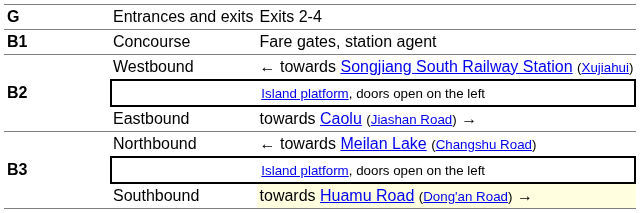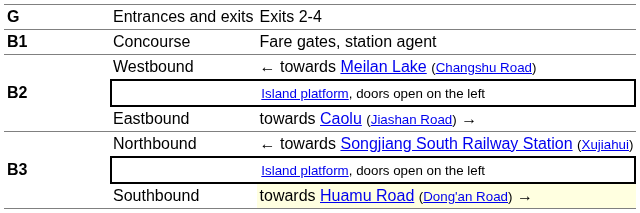(446, 66) ← towards Songjiang South Railway Station (Xujiahui) -> (398, 66) ← towards Meilan Lake (Changshu Road)
(398, 144) ← towards Meilan Lake (Changshu Road) -> (446, 144) ← towards Songjiang South Railway Station (Xujiahui)
